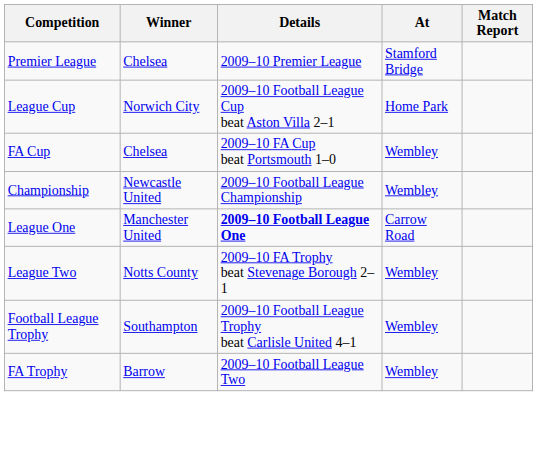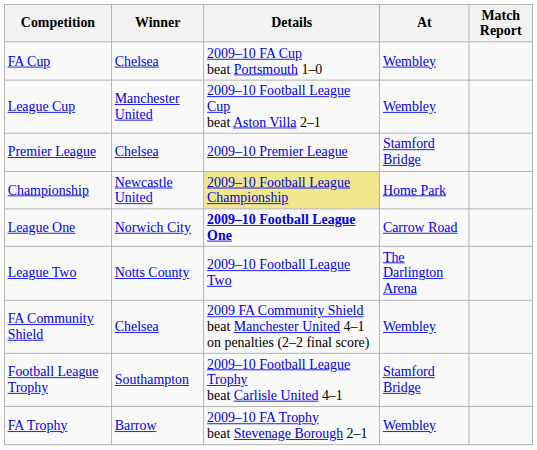rows swapped: (29, 152) <-> (52, 61)
(161, 106) Norwich City -> (147, 106) Manchester United
(417, 106) Home Park -> (409, 106) Wembley
(292, 189) no background -> (279, 189) khaki background
(412, 189) Wembley -> (414, 189) Home Park
(156, 227) Manchester United -> (153, 227) Norwich City
(297, 273) 2009–10 FA Trophy beat Stevenage Borough 2–1 -> (279, 273) 2009–10 Football League Two
(412, 273) Wembley -> (413, 273) The Darlington Arena
+ row: (51, 326)
(412, 326) Wembley -> (409, 380) Stamford Bridge
(292, 372) 2009–10 Football League Two -> (287, 425) 2009–10 FA Trophy beat Stevenage Borough 2–1
